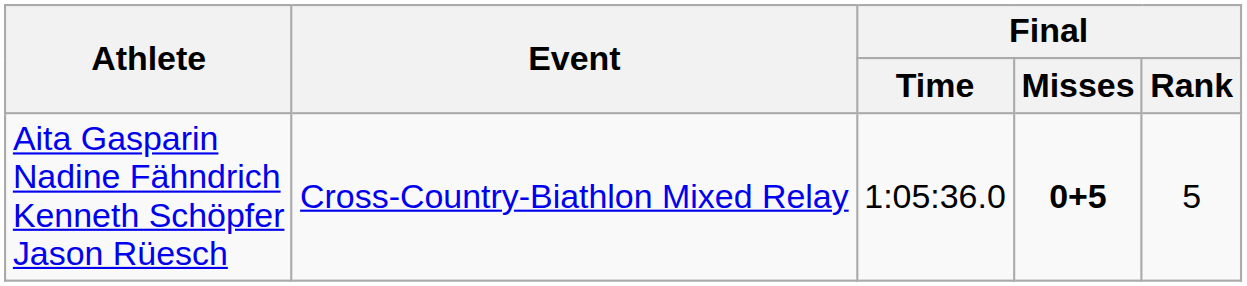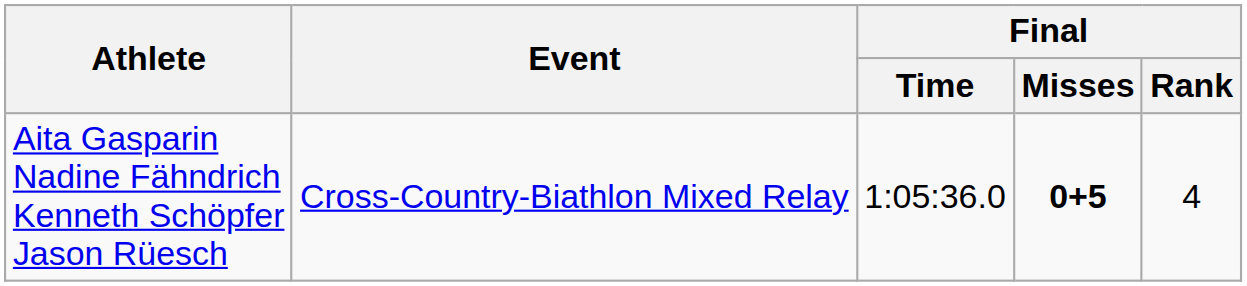(1192, 196) 5 -> (1192, 196) 4
